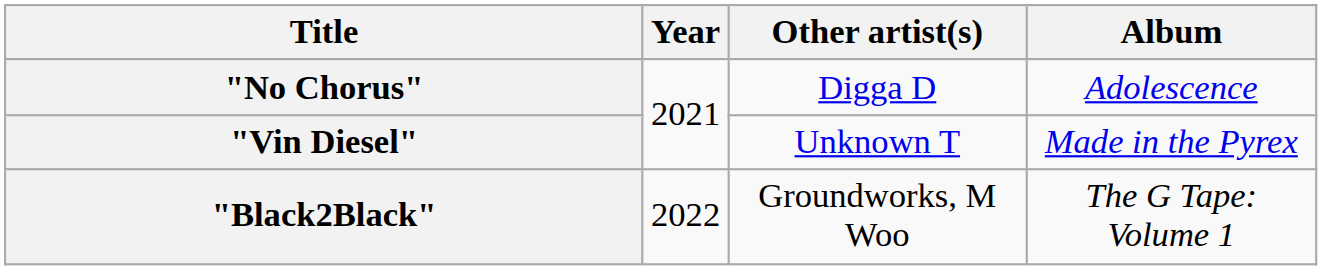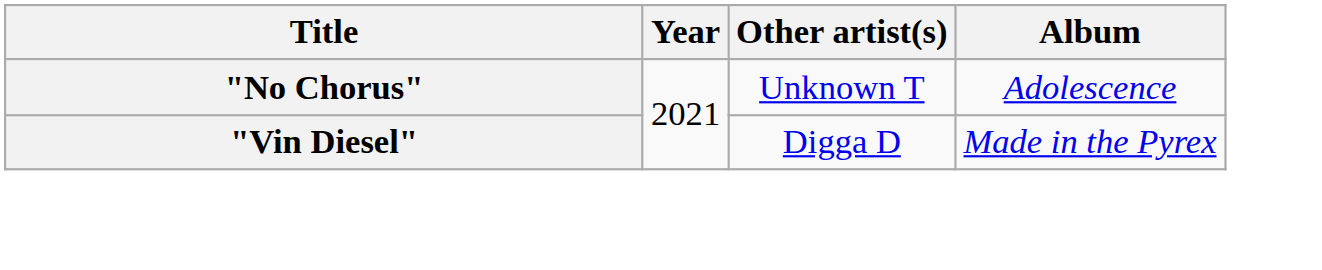(877, 86) Digga D -> (842, 86) Unknown T
(877, 141) Unknown T -> (842, 141) Digga D
- row: (324, 215)
